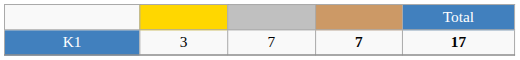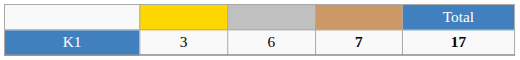(271, 42) 7 -> (271, 42) 6
